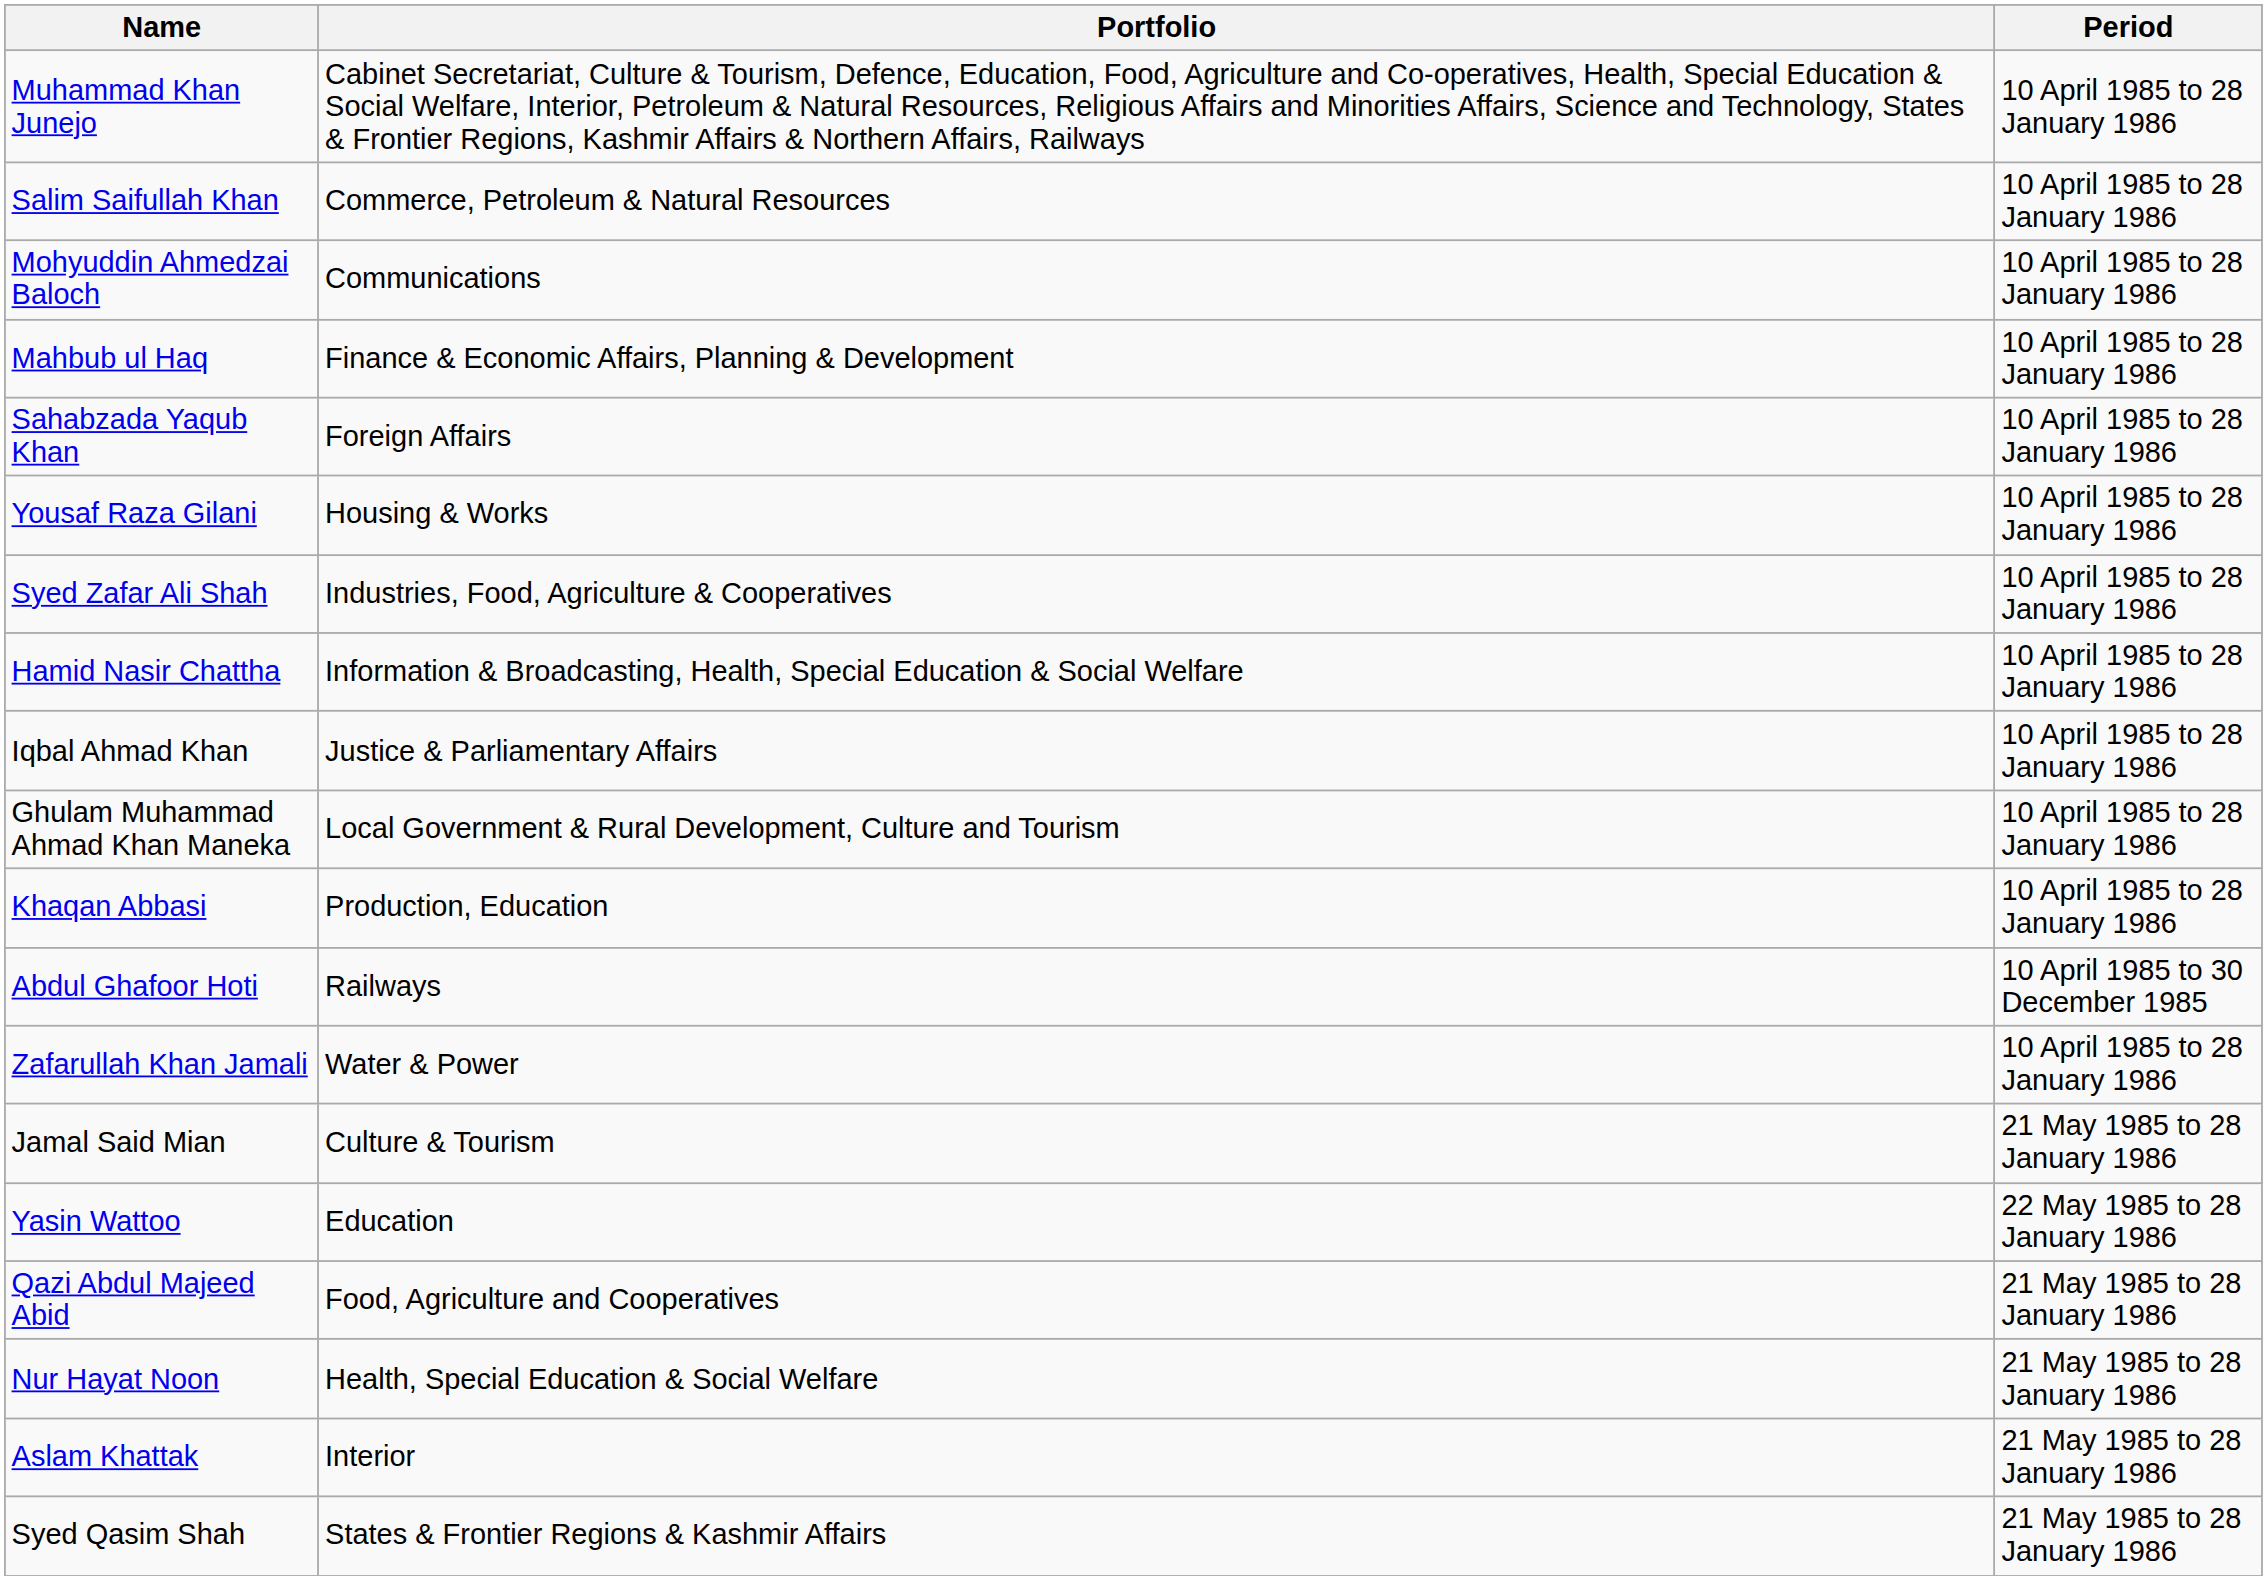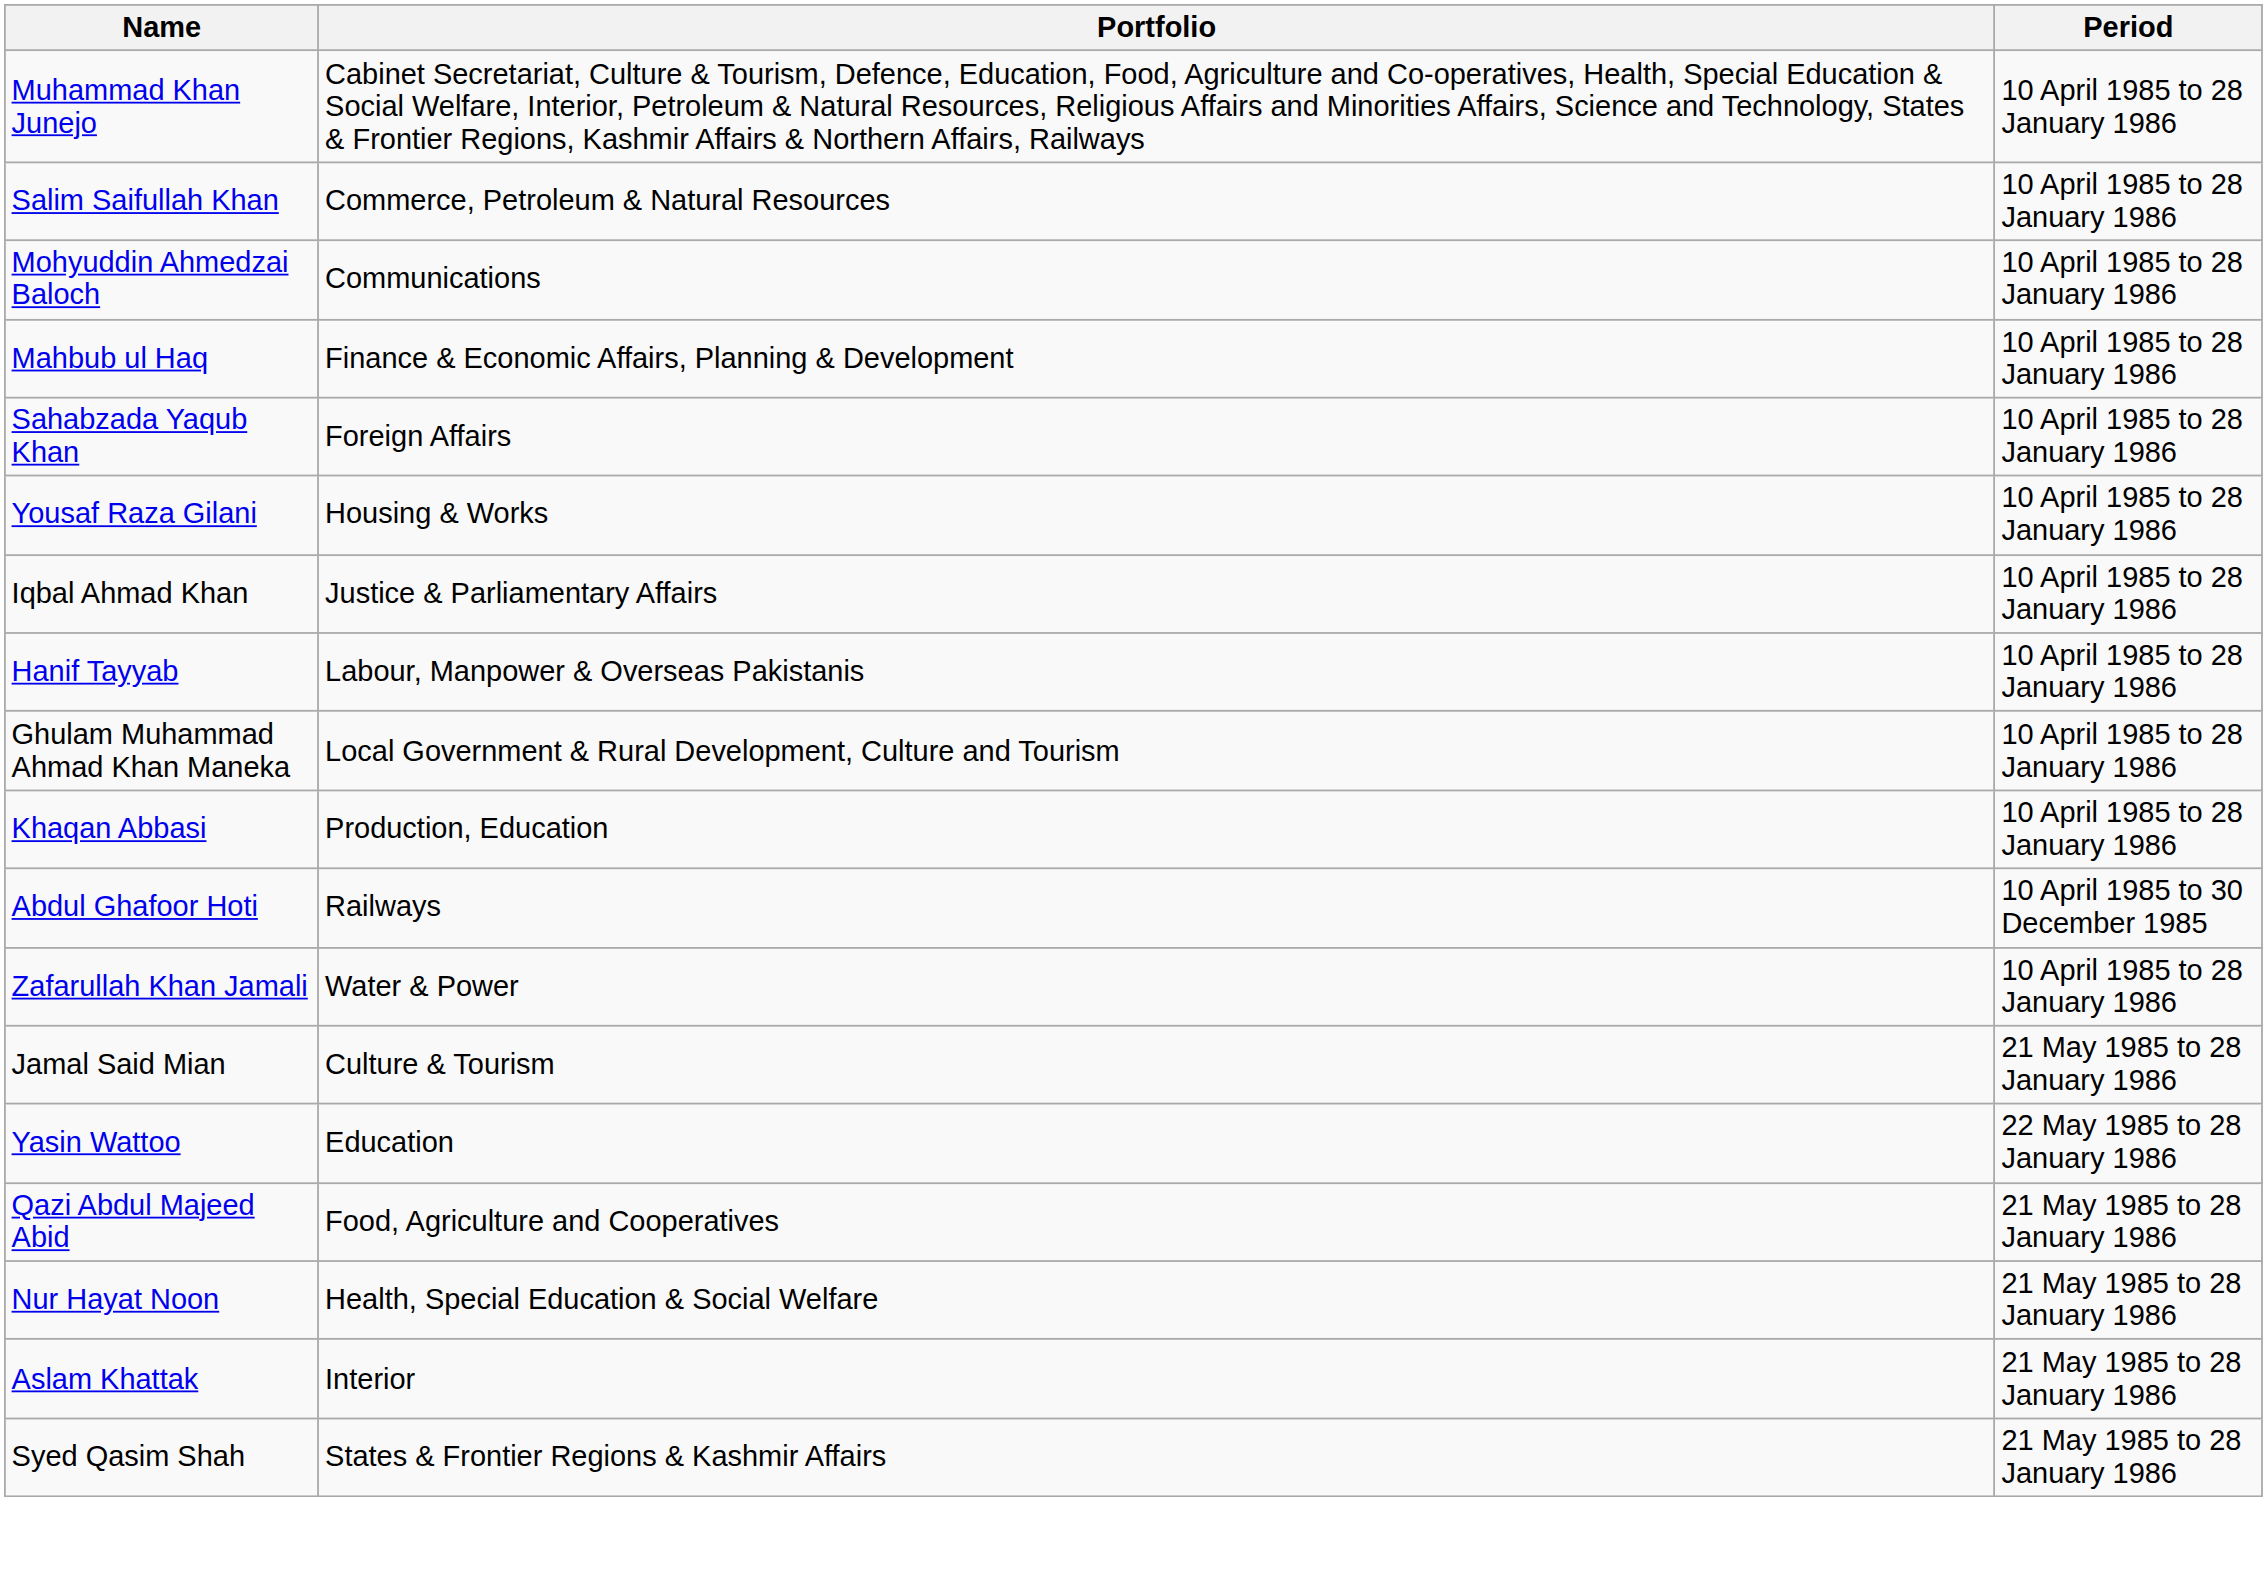- row: (140, 593)
- row: (146, 671)
+ row: (95, 671)
